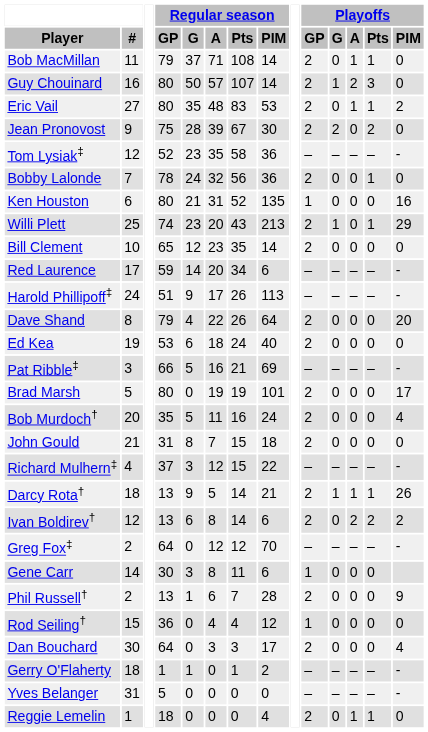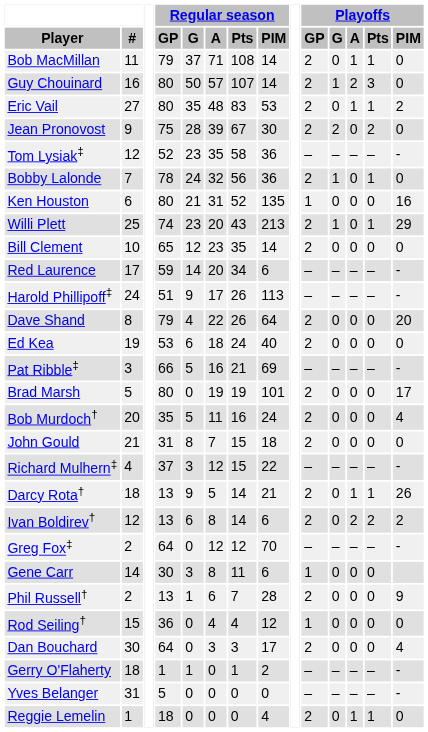(336, 179) 0 -> (336, 179) 1
(336, 493) 1 -> (336, 493) 0
